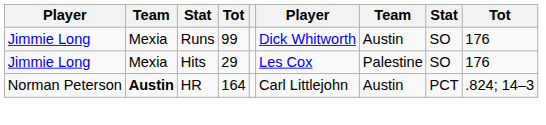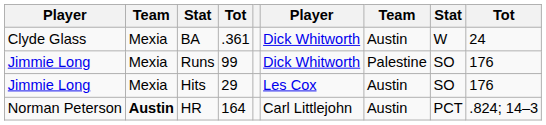+ row: (190, 39)
(383, 39) Austin -> (397, 62) Palestine
(393, 62) Palestine -> (387, 85) Austin
